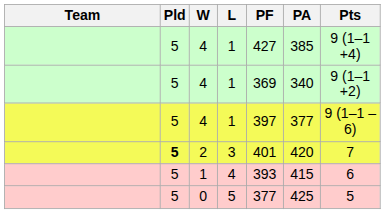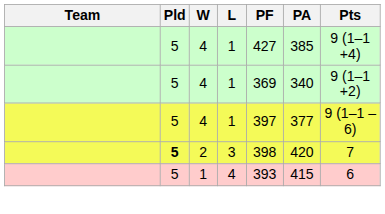(265, 152) 401 -> (265, 152) 398
- row: (203, 197)
